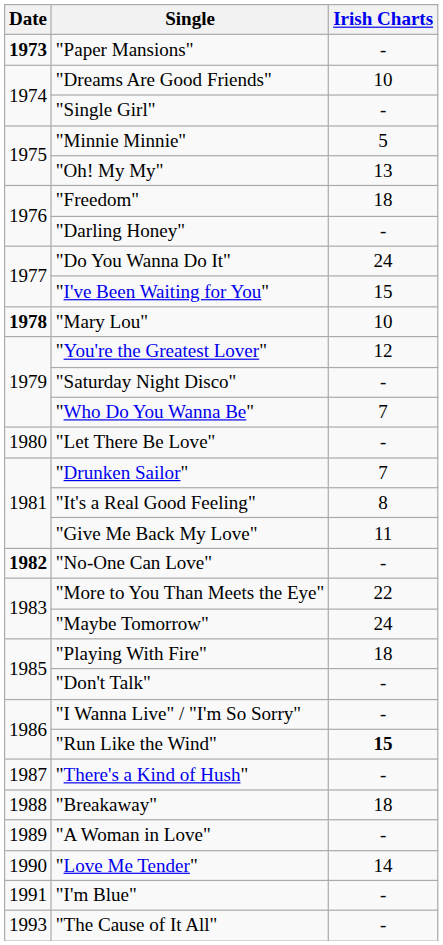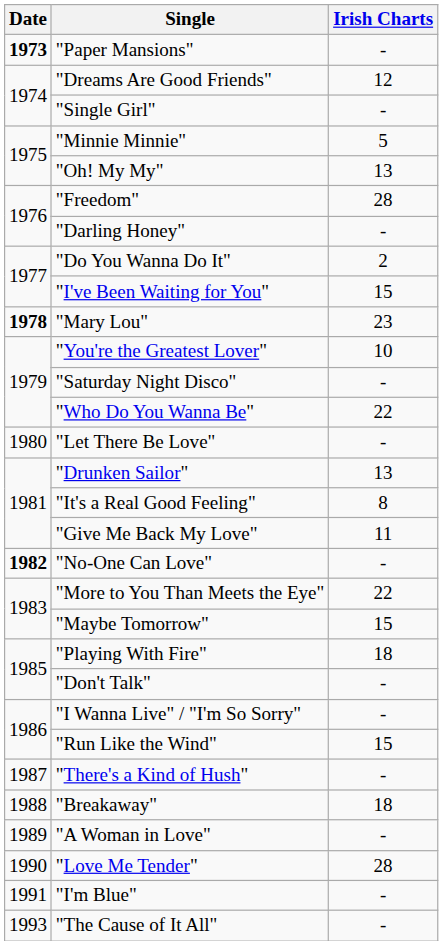(383, 79) 10 -> (383, 79) 12
(383, 200) 18 -> (383, 200) 28
(383, 261) 24 -> (383, 261) 2
(383, 321) 10 -> (383, 321) 23
(383, 351) 12 -> (383, 351) 10
(383, 412) 7 -> (383, 412) 22
(383, 472) 7 -> (383, 472) 13
(383, 623) 24 -> (383, 623) 15
(383, 744) bold -> (383, 744) normal
(383, 865) 14 -> (383, 865) 28
